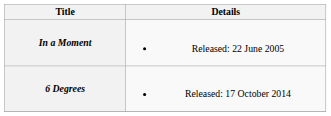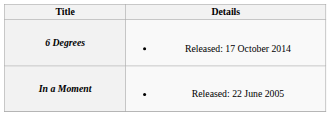rows swapped: (65, 42) <-> (65, 88)
